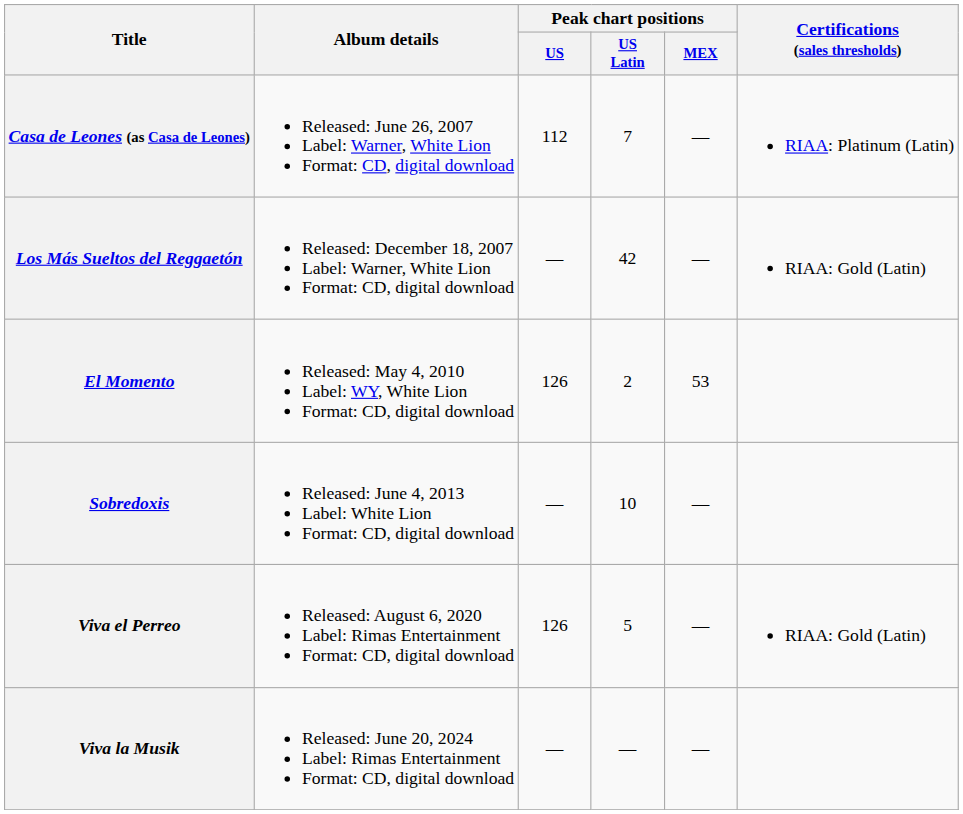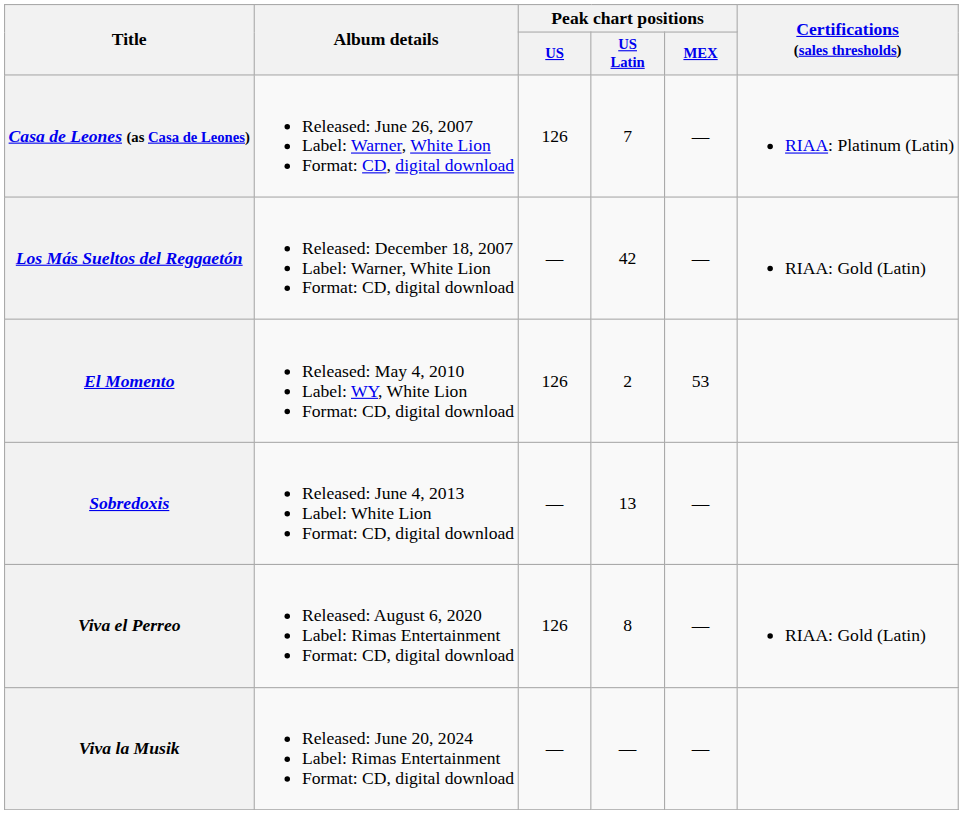(555, 135) 112 -> (555, 135) 126
(628, 503) 10 -> (628, 503) 13
(628, 625) 5 -> (628, 625) 8
